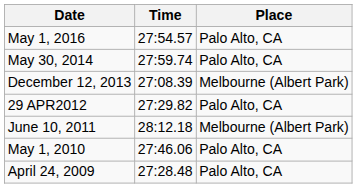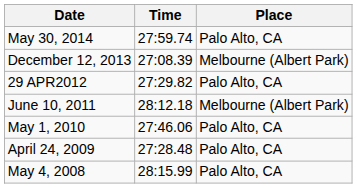- row: (46, 37)
+ row: (46, 171)
